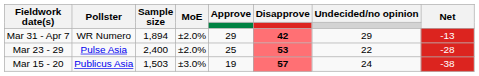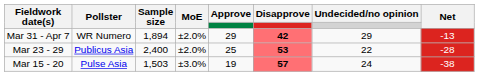(104, 50) Pulse Asia -> (104, 50) Publicus Asia
(104, 65) Publicus Asia -> (104, 65) Pulse Asia
